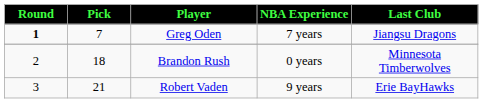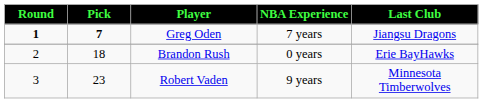(99, 34) normal -> (99, 34) bold
(415, 61) Minnesota Timberwolves -> (415, 53) Erie BayHawks
(99, 87) 21 -> (99, 80) 23
(415, 87) Erie BayHawks -> (415, 80) Minnesota Timberwolves
